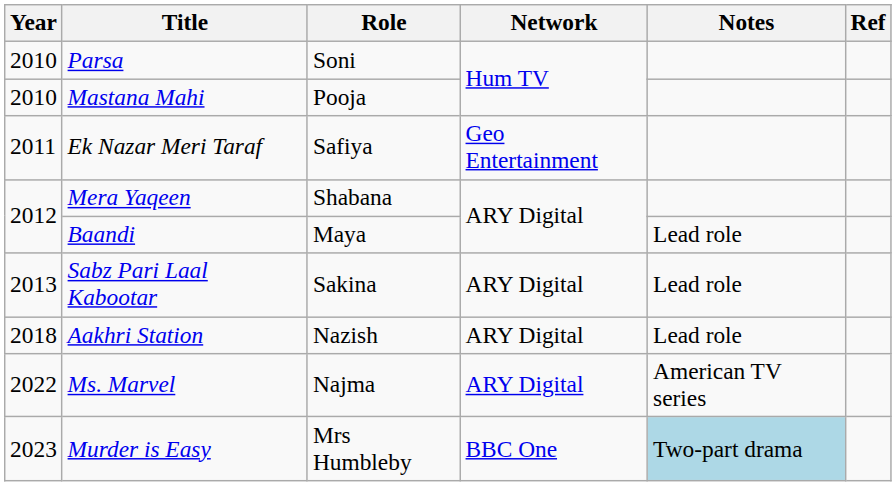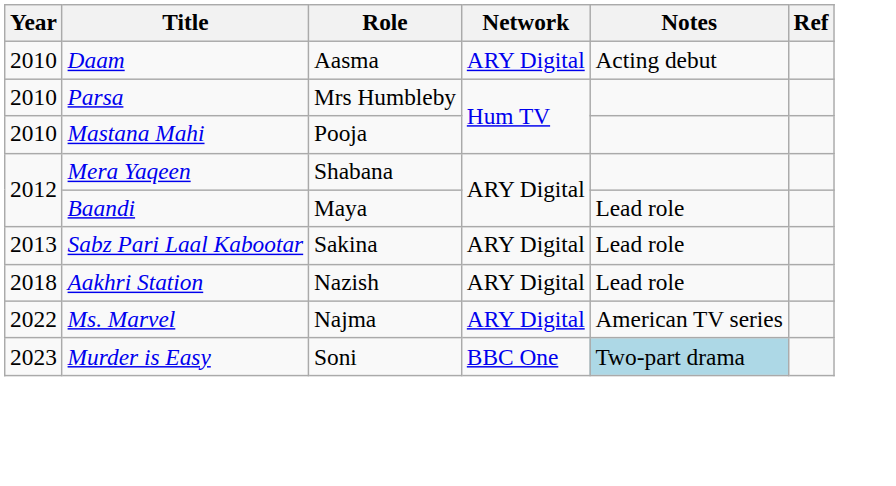+ row: (96, 60)
(334, 60) Soni -> (385, 97) Mrs Humbleby
- row: (165, 147)
(362, 448) Mrs Humbleby -> (335, 356) Soni
